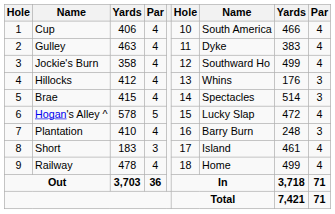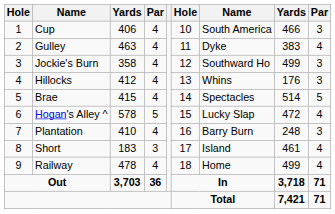(319, 30) 4 -> (319, 30) 3
(319, 64) 4 -> (319, 64) 3
(319, 98) 3 -> (319, 98) 5
